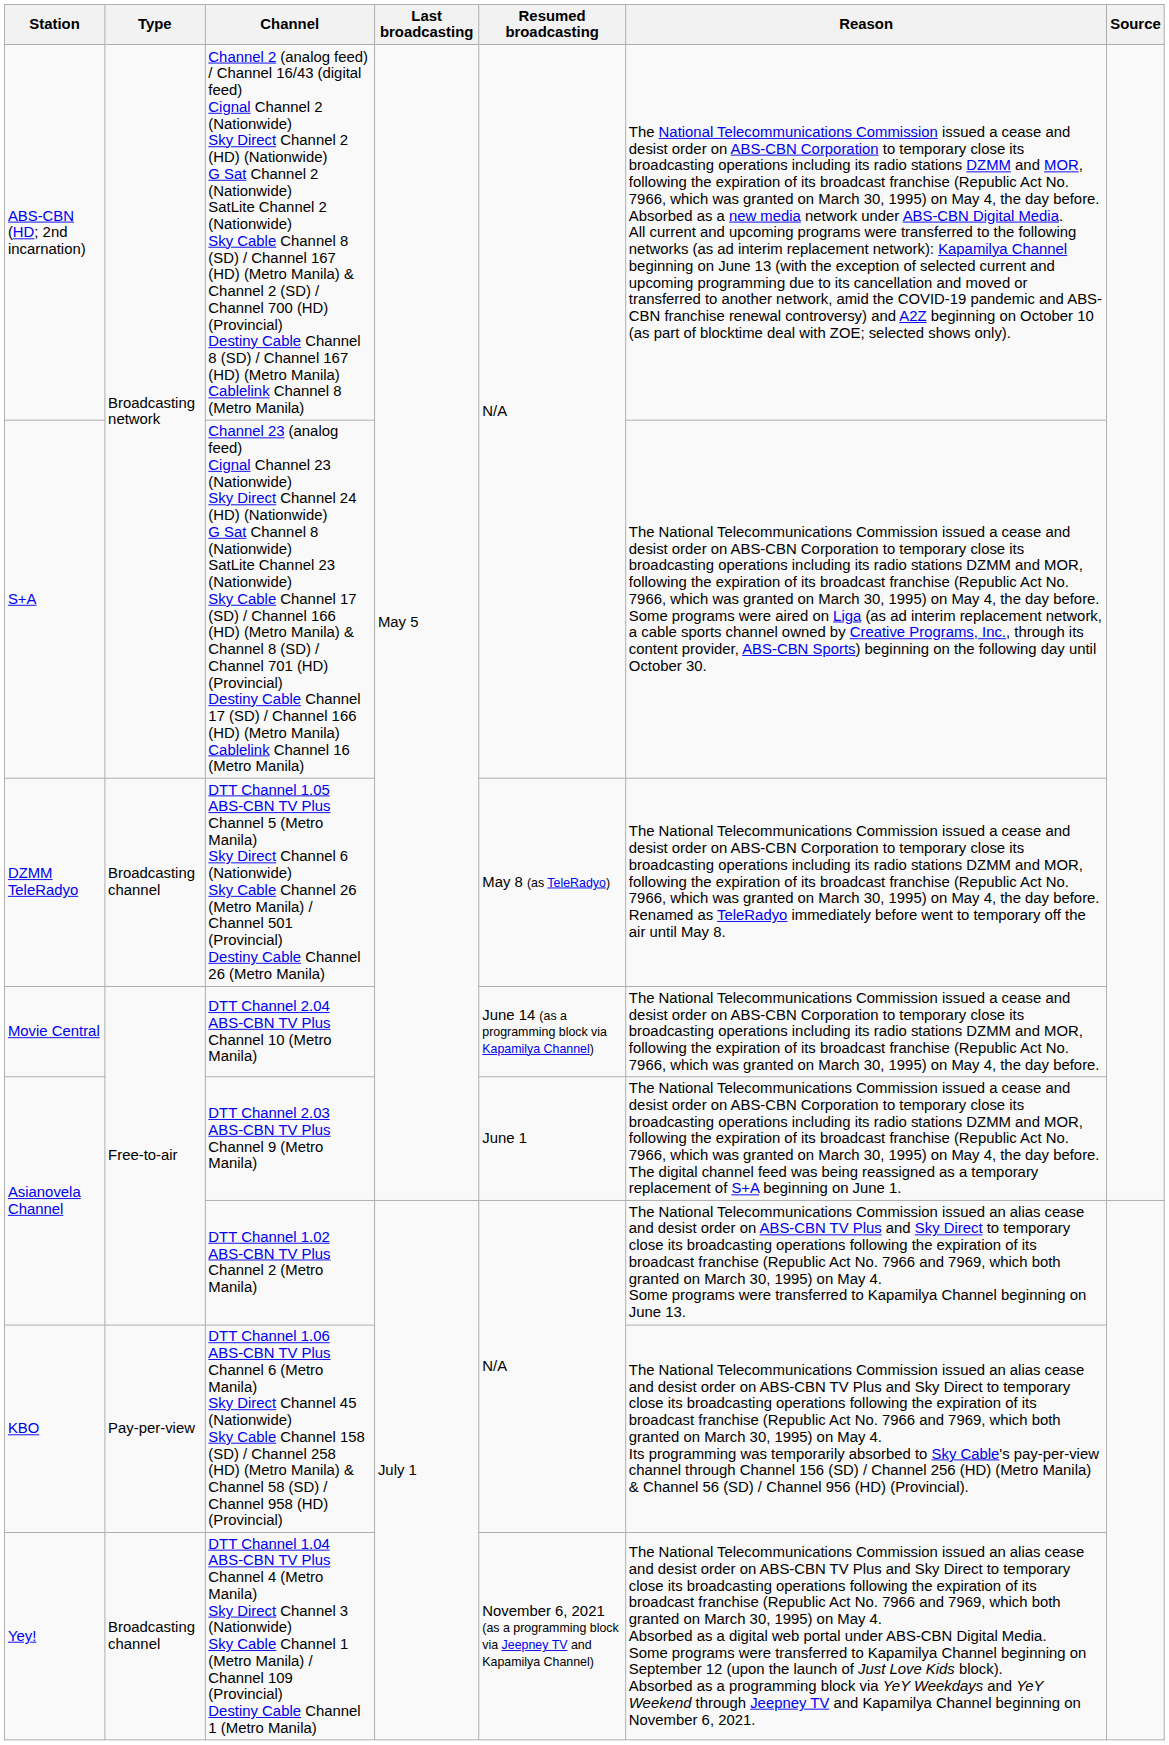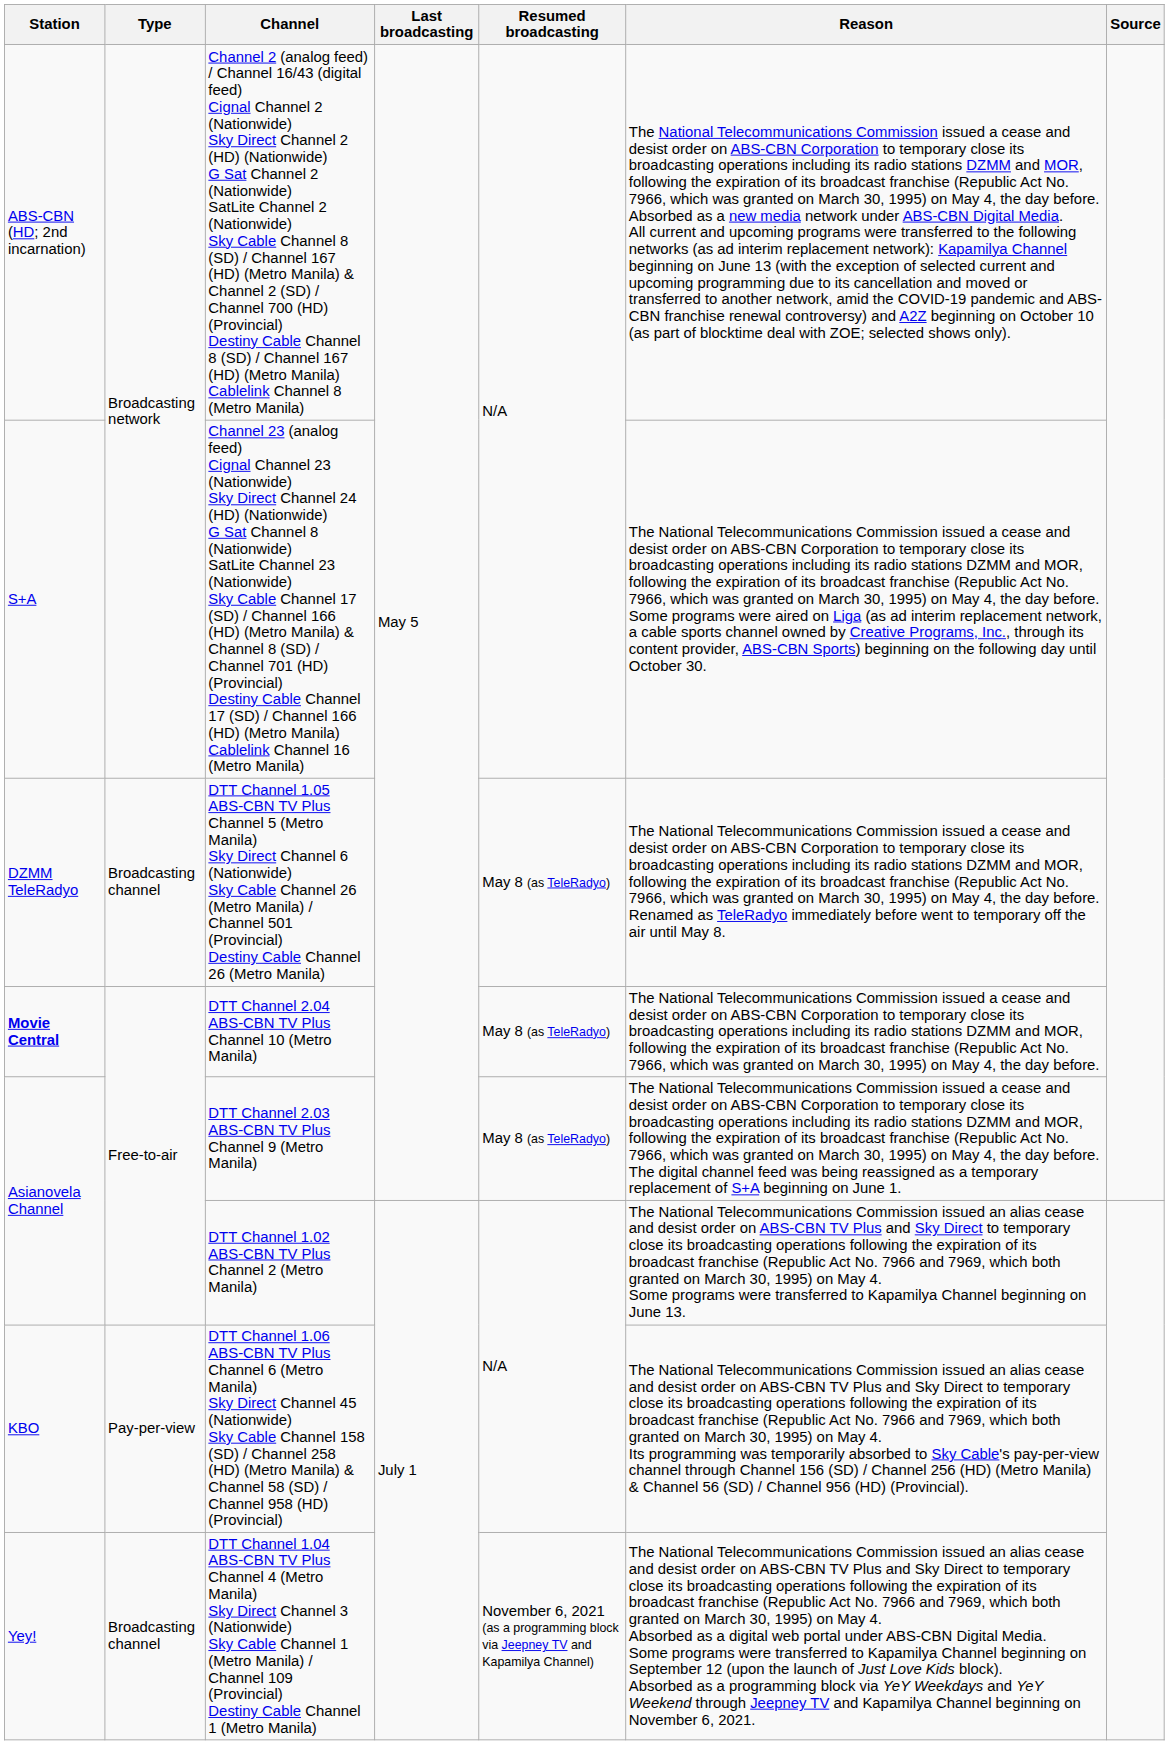(54, 1031) normal -> (34, 1031) bold
(545, 1031) June 14 (as a programming block via Kapamilya Channel) -> (546, 1031) May 8 (as TeleRadyo)
(505, 1138) June 1 -> (546, 1138) May 8 (as TeleRadyo)
